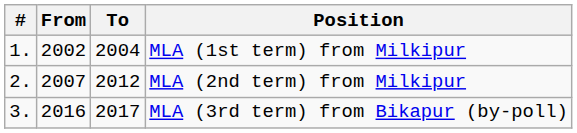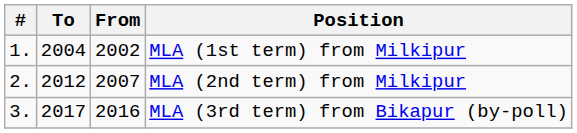columns swapped: (63, 20) <-> (118, 20)
